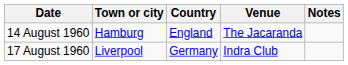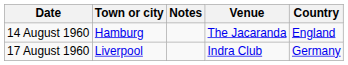columns swapped: (194, 13) <-> (324, 13)
